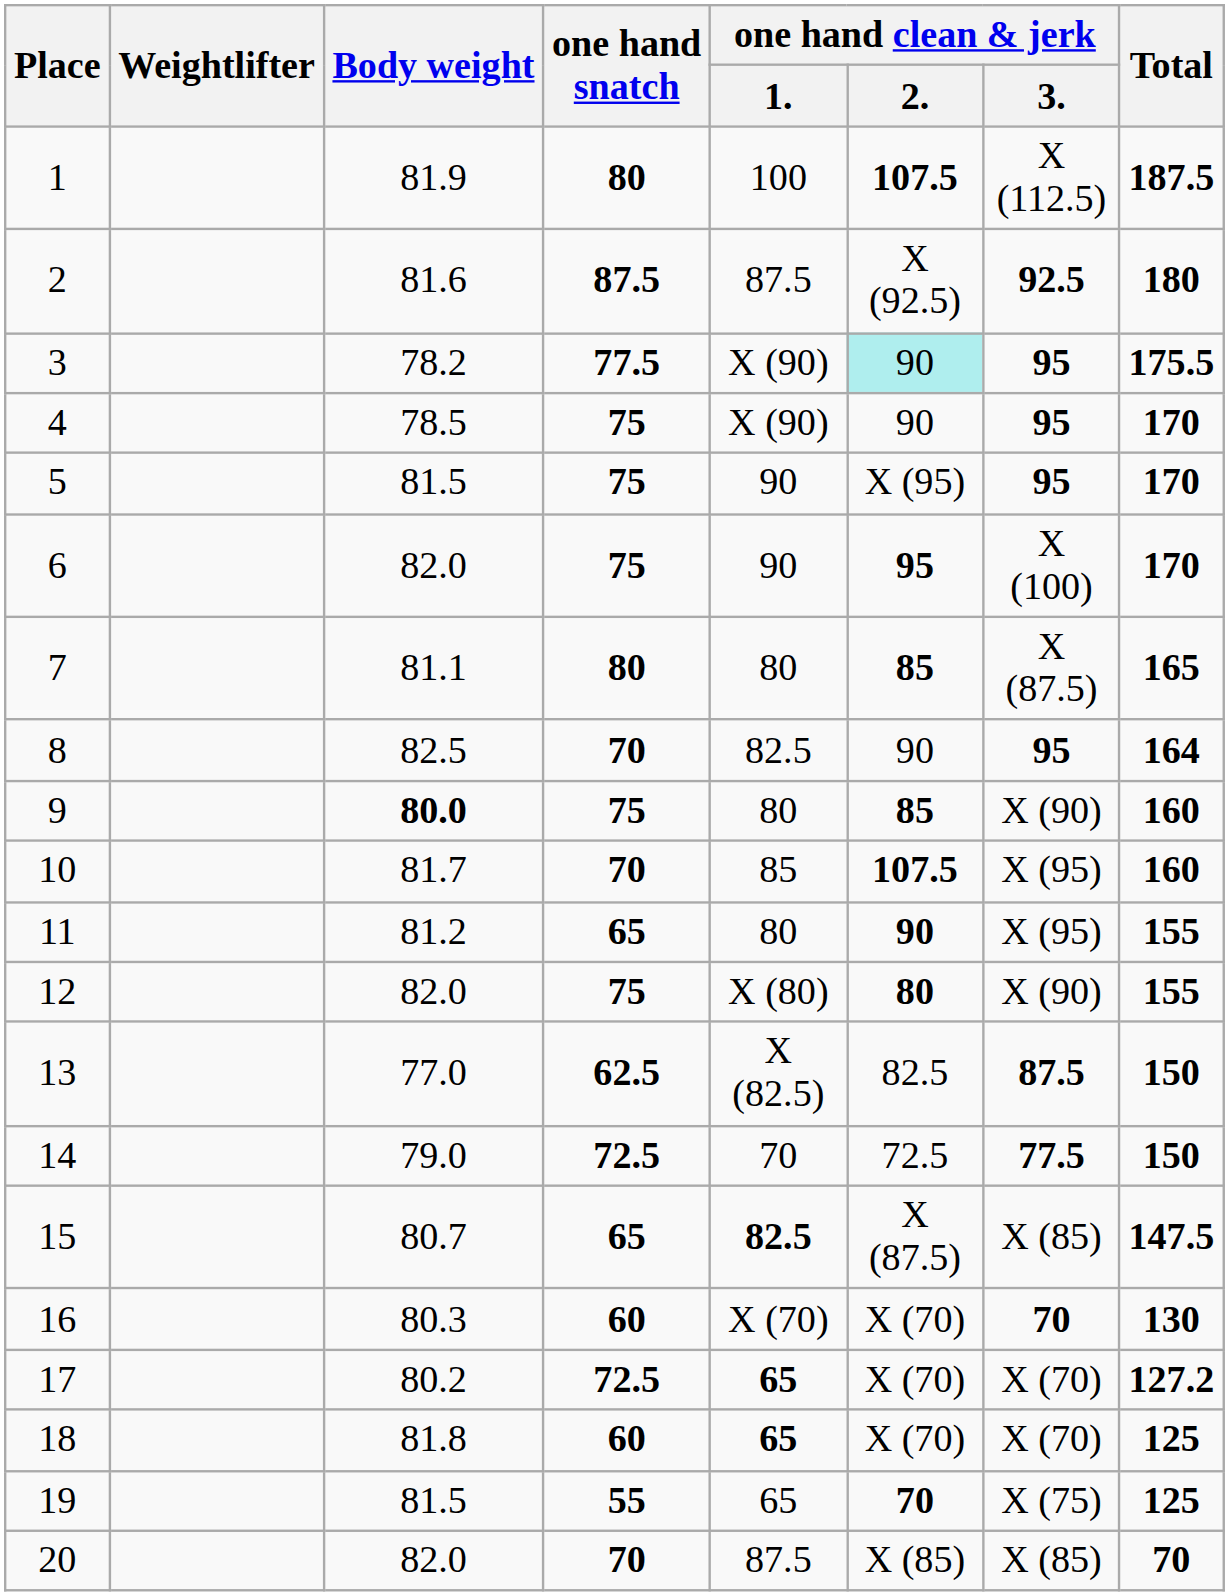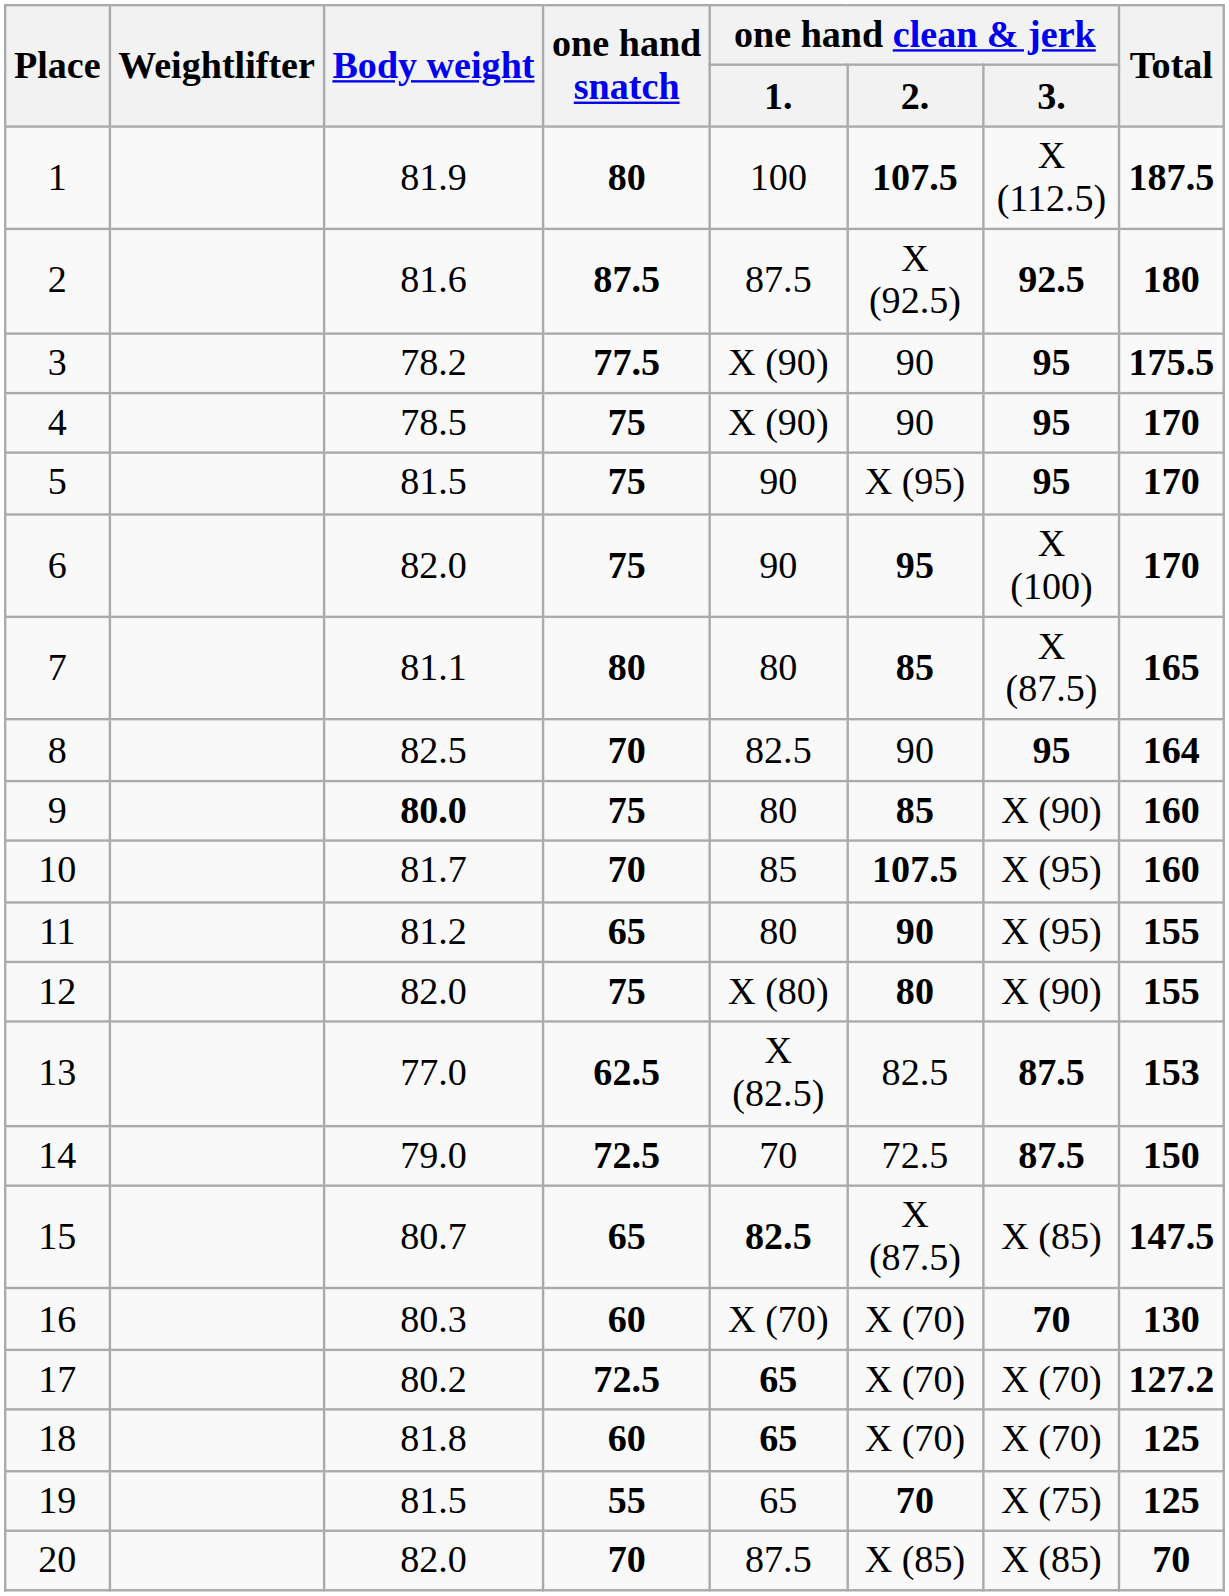(915, 361) paleturquoise background -> (915, 361) no background
(1171, 1072) 150 -> (1171, 1072) 153
(1051, 1154) 77.5 -> (1051, 1154) 87.5
